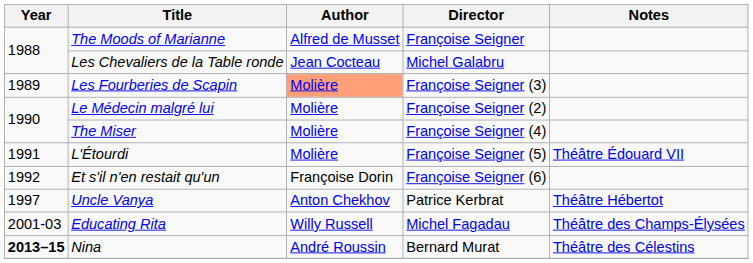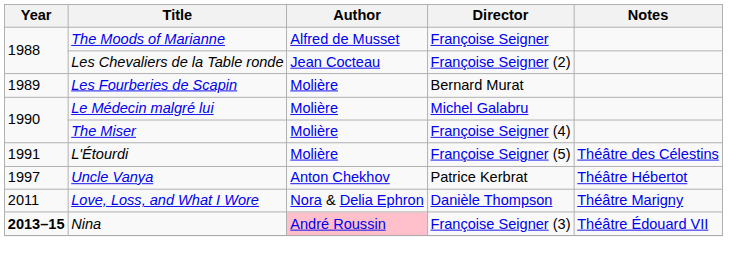(455, 62) Michel Galabru -> (501, 62) Françoise Seigner (2)
(314, 85) lightsalmon background -> (314, 85) no background
(476, 85) Françoise Seigner (3) -> (477, 85) Bernard Murat
(476, 108) Françoise Seigner (2) -> (479, 108) Michel Galabru
(619, 154) Théâtre Édouard VII -> (648, 154) Théâtre des Célestins
- row: (145, 177)
- row: (119, 223)
+ row: (165, 200)
(338, 246) no background -> (338, 223) pink background
(453, 246) Bernard Murat -> (501, 223) Françoise Seigner (3)
(624, 246) Théâtre des Célestins -> (643, 223) Théâtre Édouard VII
